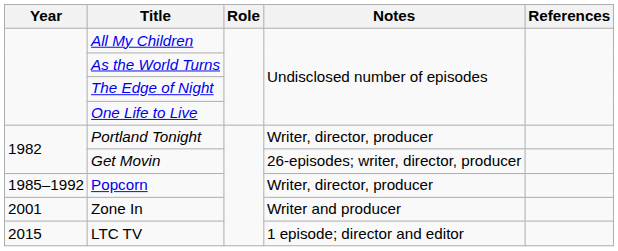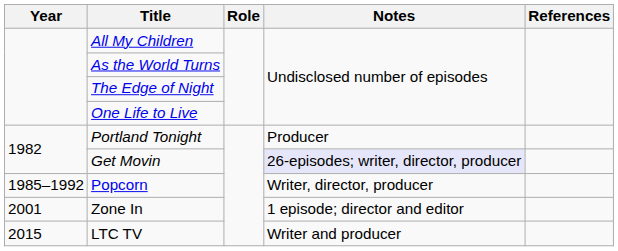(350, 137) Writer, director, producer -> (298, 137) Producer
(394, 161) no background -> (394, 161) lavender background
(334, 209) Writer and producer -> (365, 209) 1 episode; director and editor
(365, 233) 1 episode; director and editor -> (334, 233) Writer and producer
